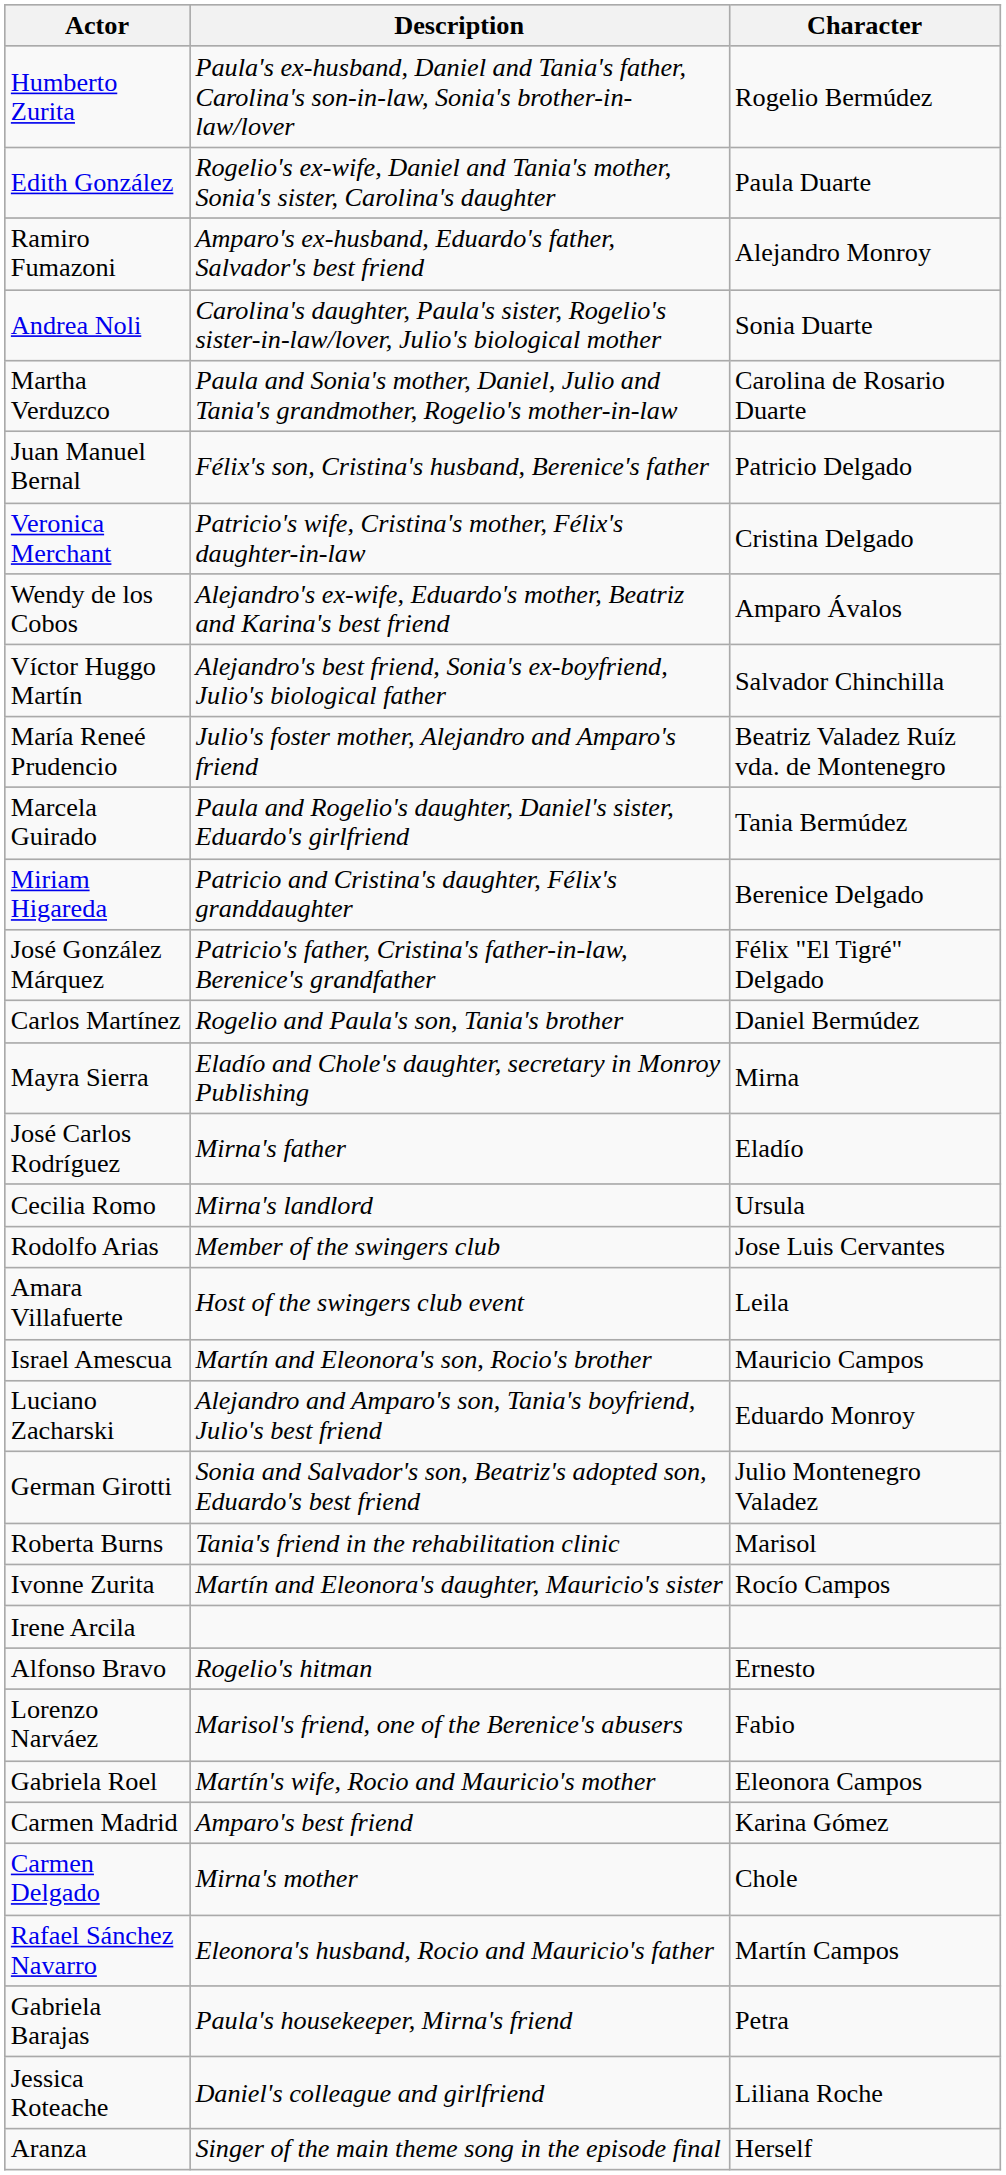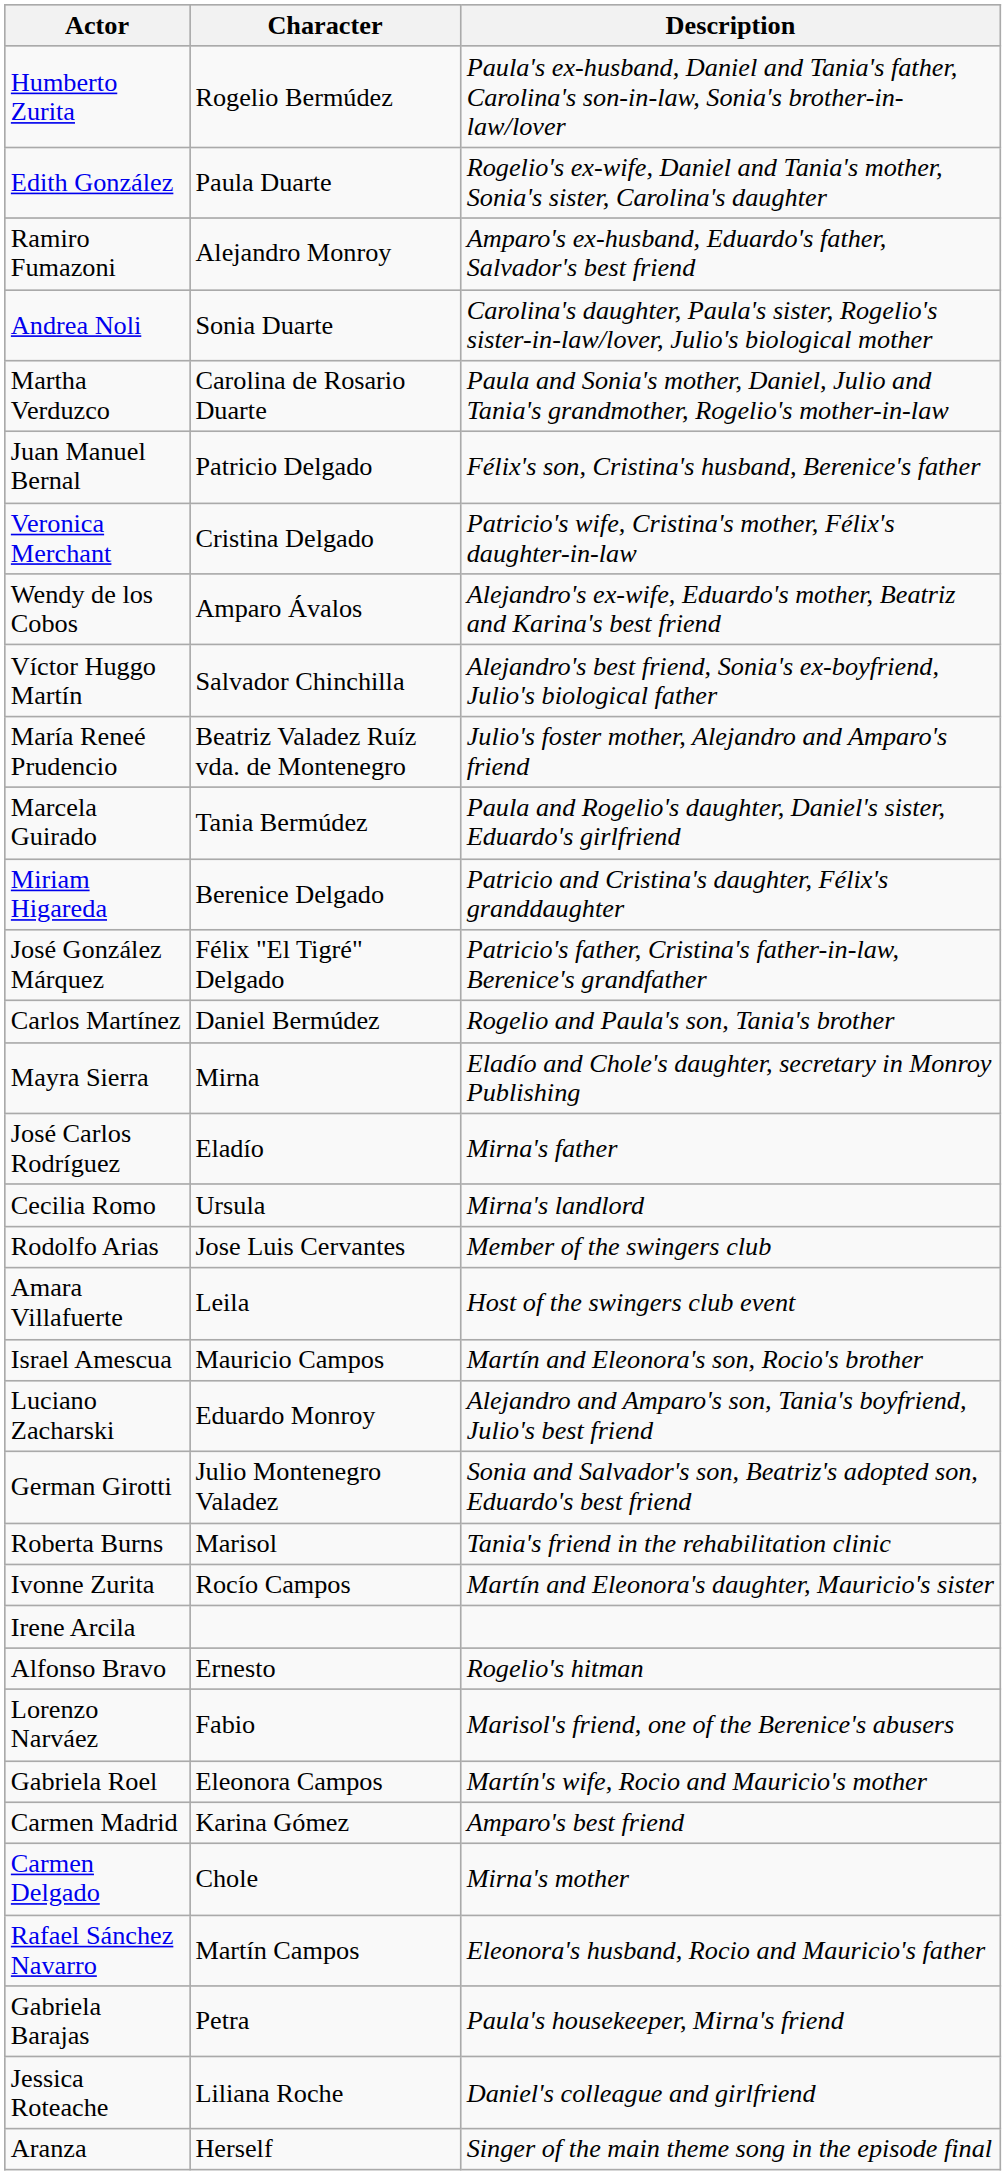columns swapped: (865, 25) <-> (459, 25)
